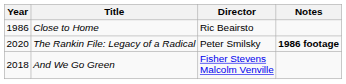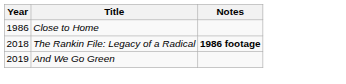- column: (237, 12)
(18, 43) 2020 -> (18, 43) 2018
(18, 65) 2018 -> (18, 59) 2019
